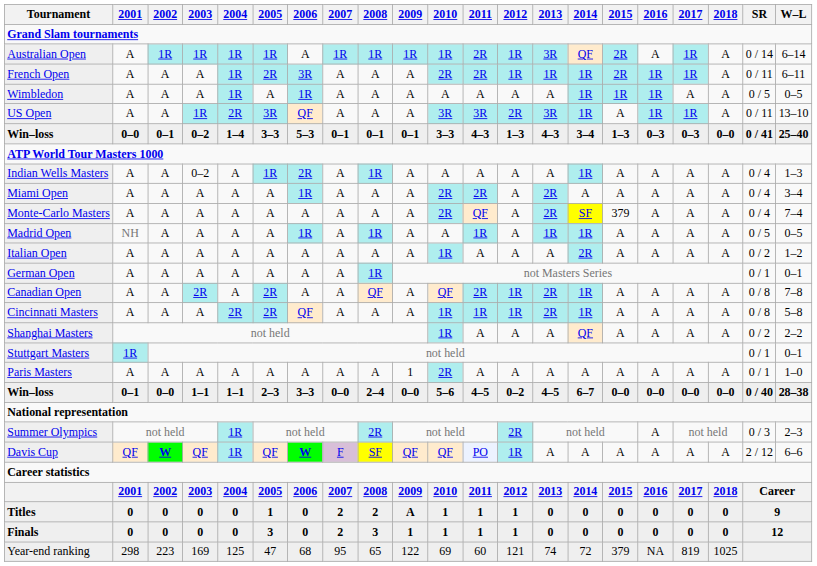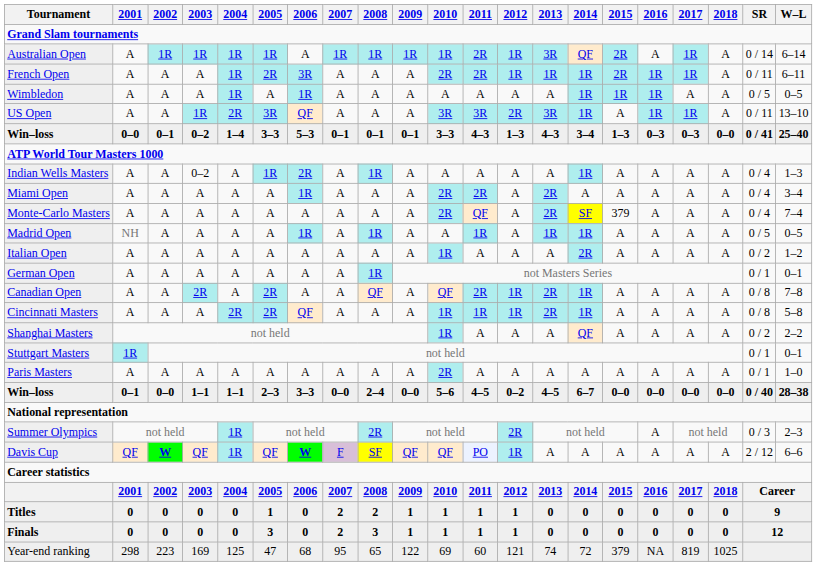(410, 372) 1 -> (410, 372) A
(410, 512) A -> (410, 512) 1
